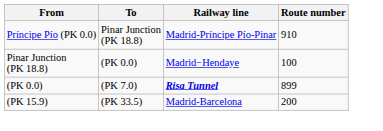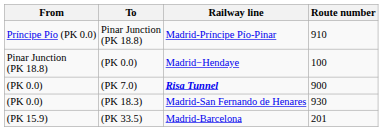(289, 85) 899 -> (319, 85) 900
+ row: (122, 102)
(289, 102) 200 -> (319, 118) 201
